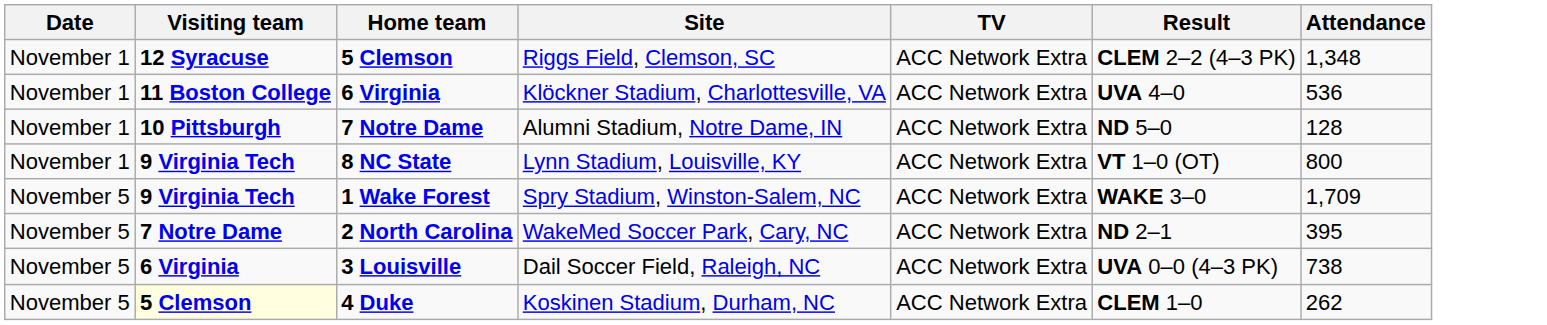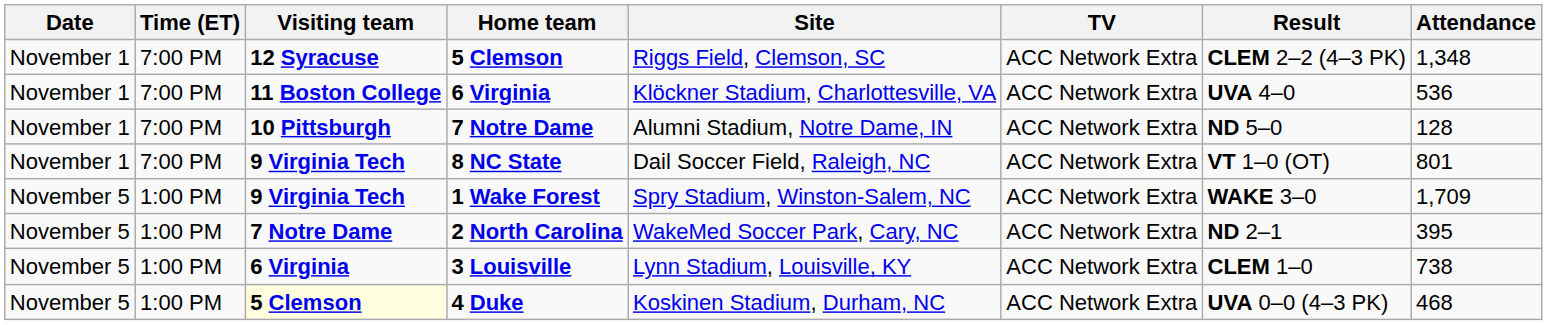+ column: (190, 22)
(662, 162) Lynn Stadium, Louisville, KY -> (782, 162) Dail Soccer Field, Raleigh, NC
(1324, 162) 800 -> (1434, 162) 801
(671, 267) Dail Soccer Field, Raleigh, NC -> (772, 267) Lynn Stadium, Louisville, KY
(1188, 267) UVA 0–0 (4–3 PK) -> (1260, 267) CLEM 1–0
(1150, 301) CLEM 1–0 -> (1298, 301) UVA 0–0 (4–3 PK)
(1324, 301) 262 -> (1434, 301) 468
